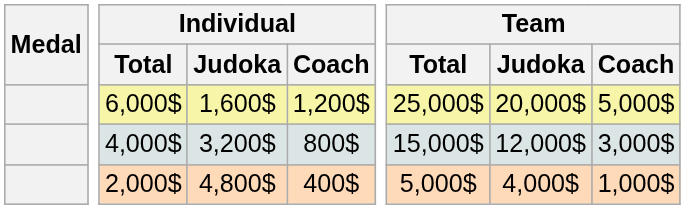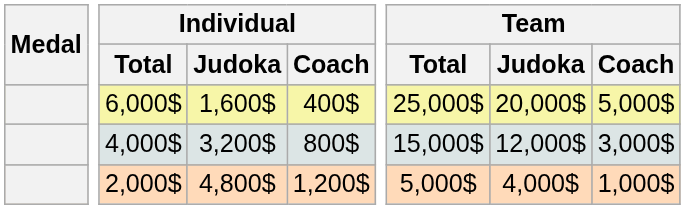(331, 104) 1,200$ -> (331, 104) 400$
(331, 183) 400$ -> (331, 183) 1,200$
